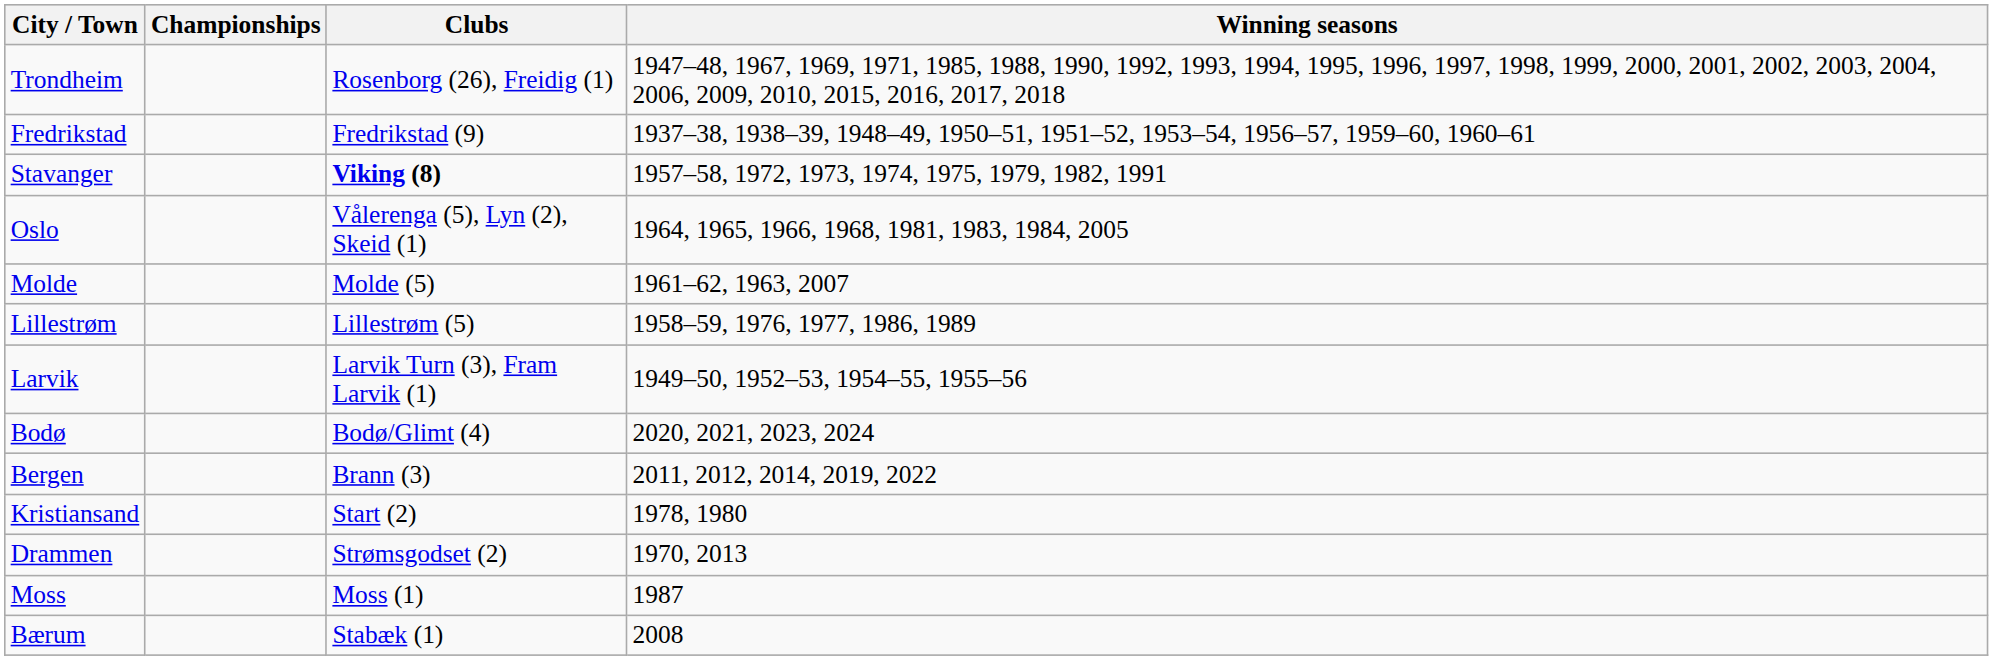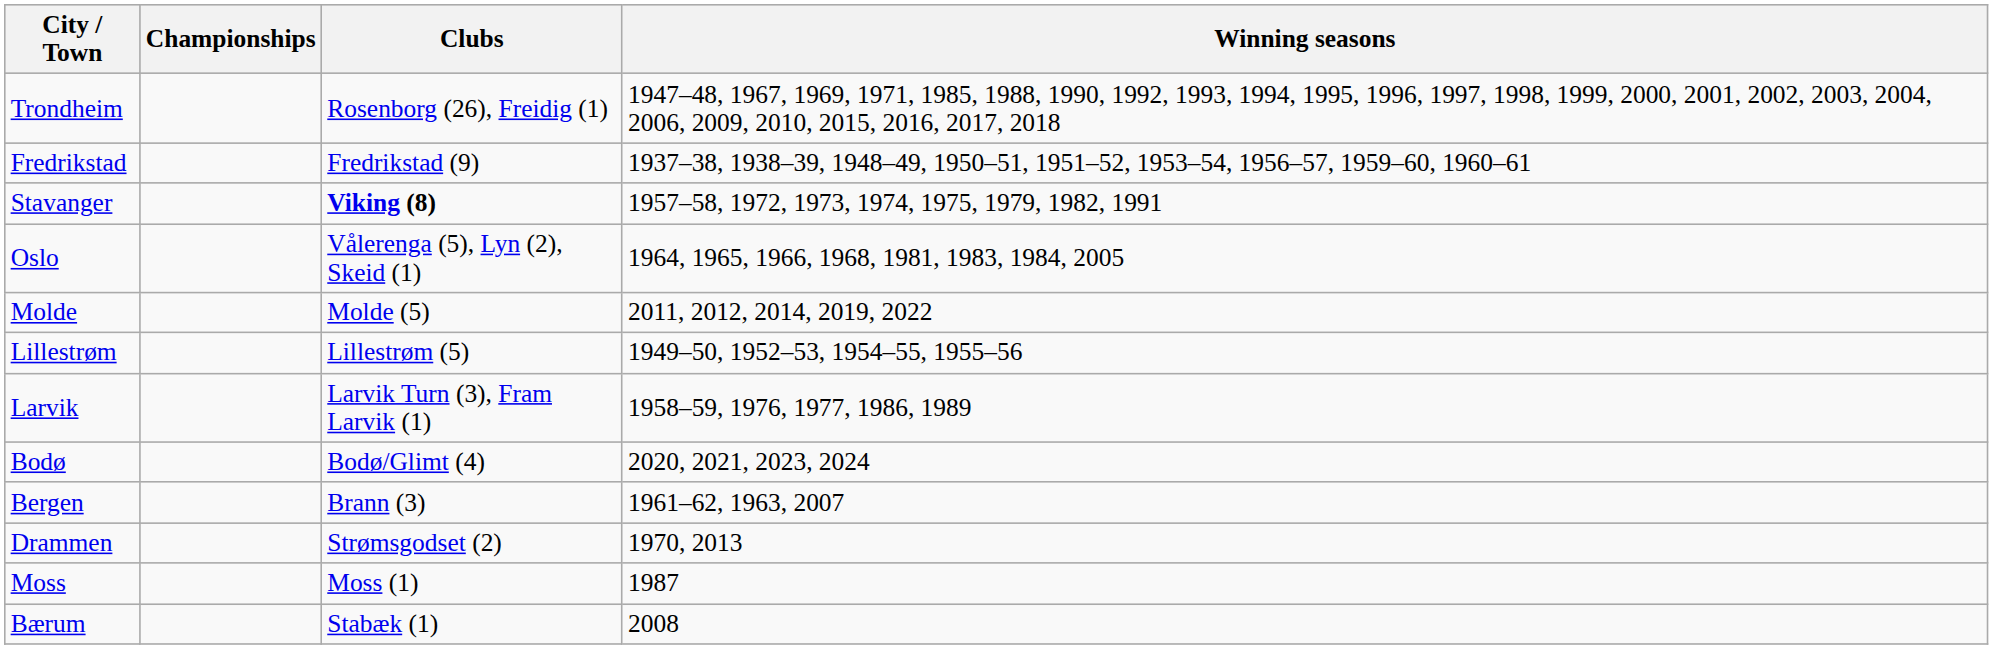(741, 283) 1961–62, 1963, 2007 -> (780, 312) 2011, 2012, 2014, 2019, 2022
(804, 323) 1958–59, 1976, 1977, 1986, 1989 -> (825, 352) 1949–50, 1952–53, 1954–55, 1955–56
(830, 378) 1949–50, 1952–53, 1954–55, 1955–56 -> (800, 407) 1958–59, 1976, 1977, 1986, 1989
(785, 473) 2011, 2012, 2014, 2019, 2022 -> (736, 502) 1961–62, 1963, 2007
- row: (75, 513)
